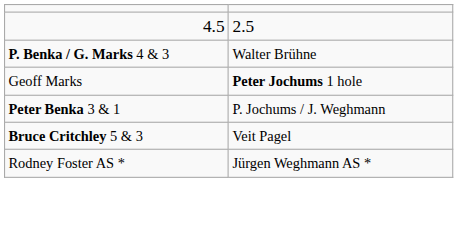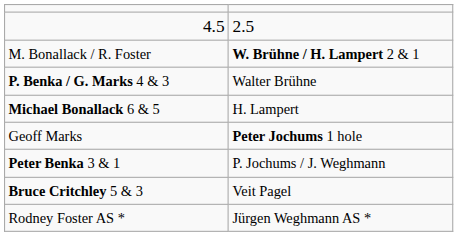+ row: (80, 54)
+ row: (84, 109)
